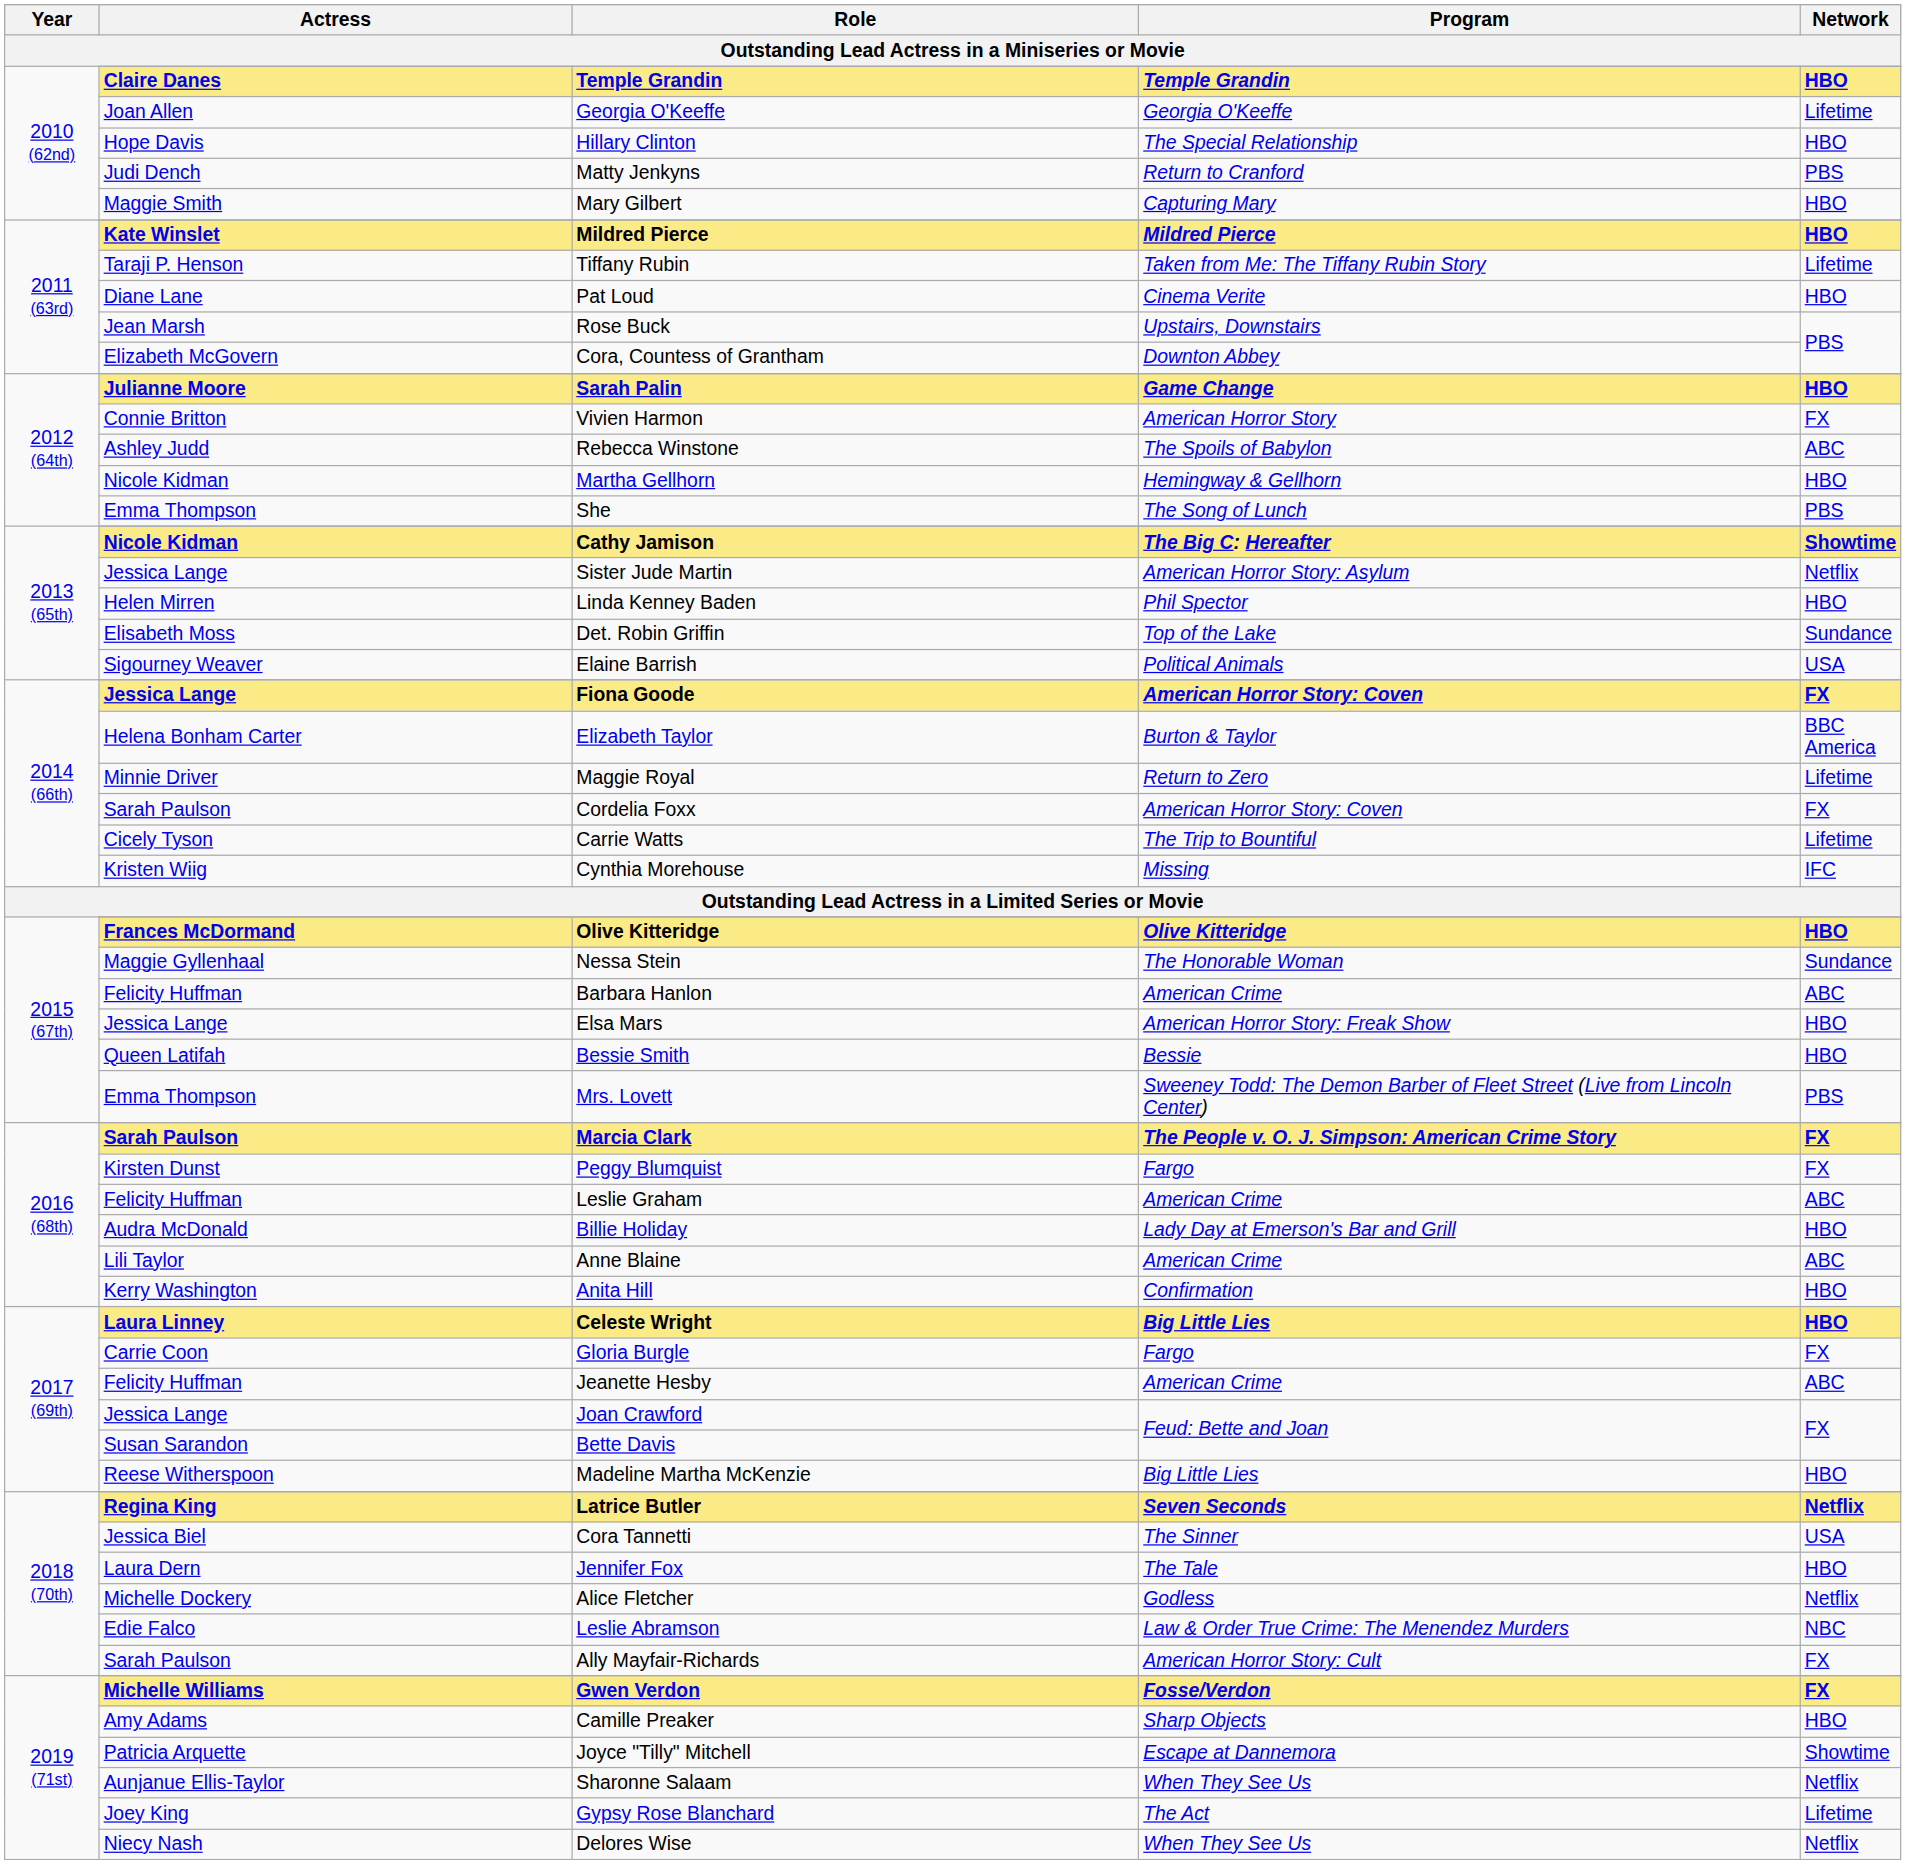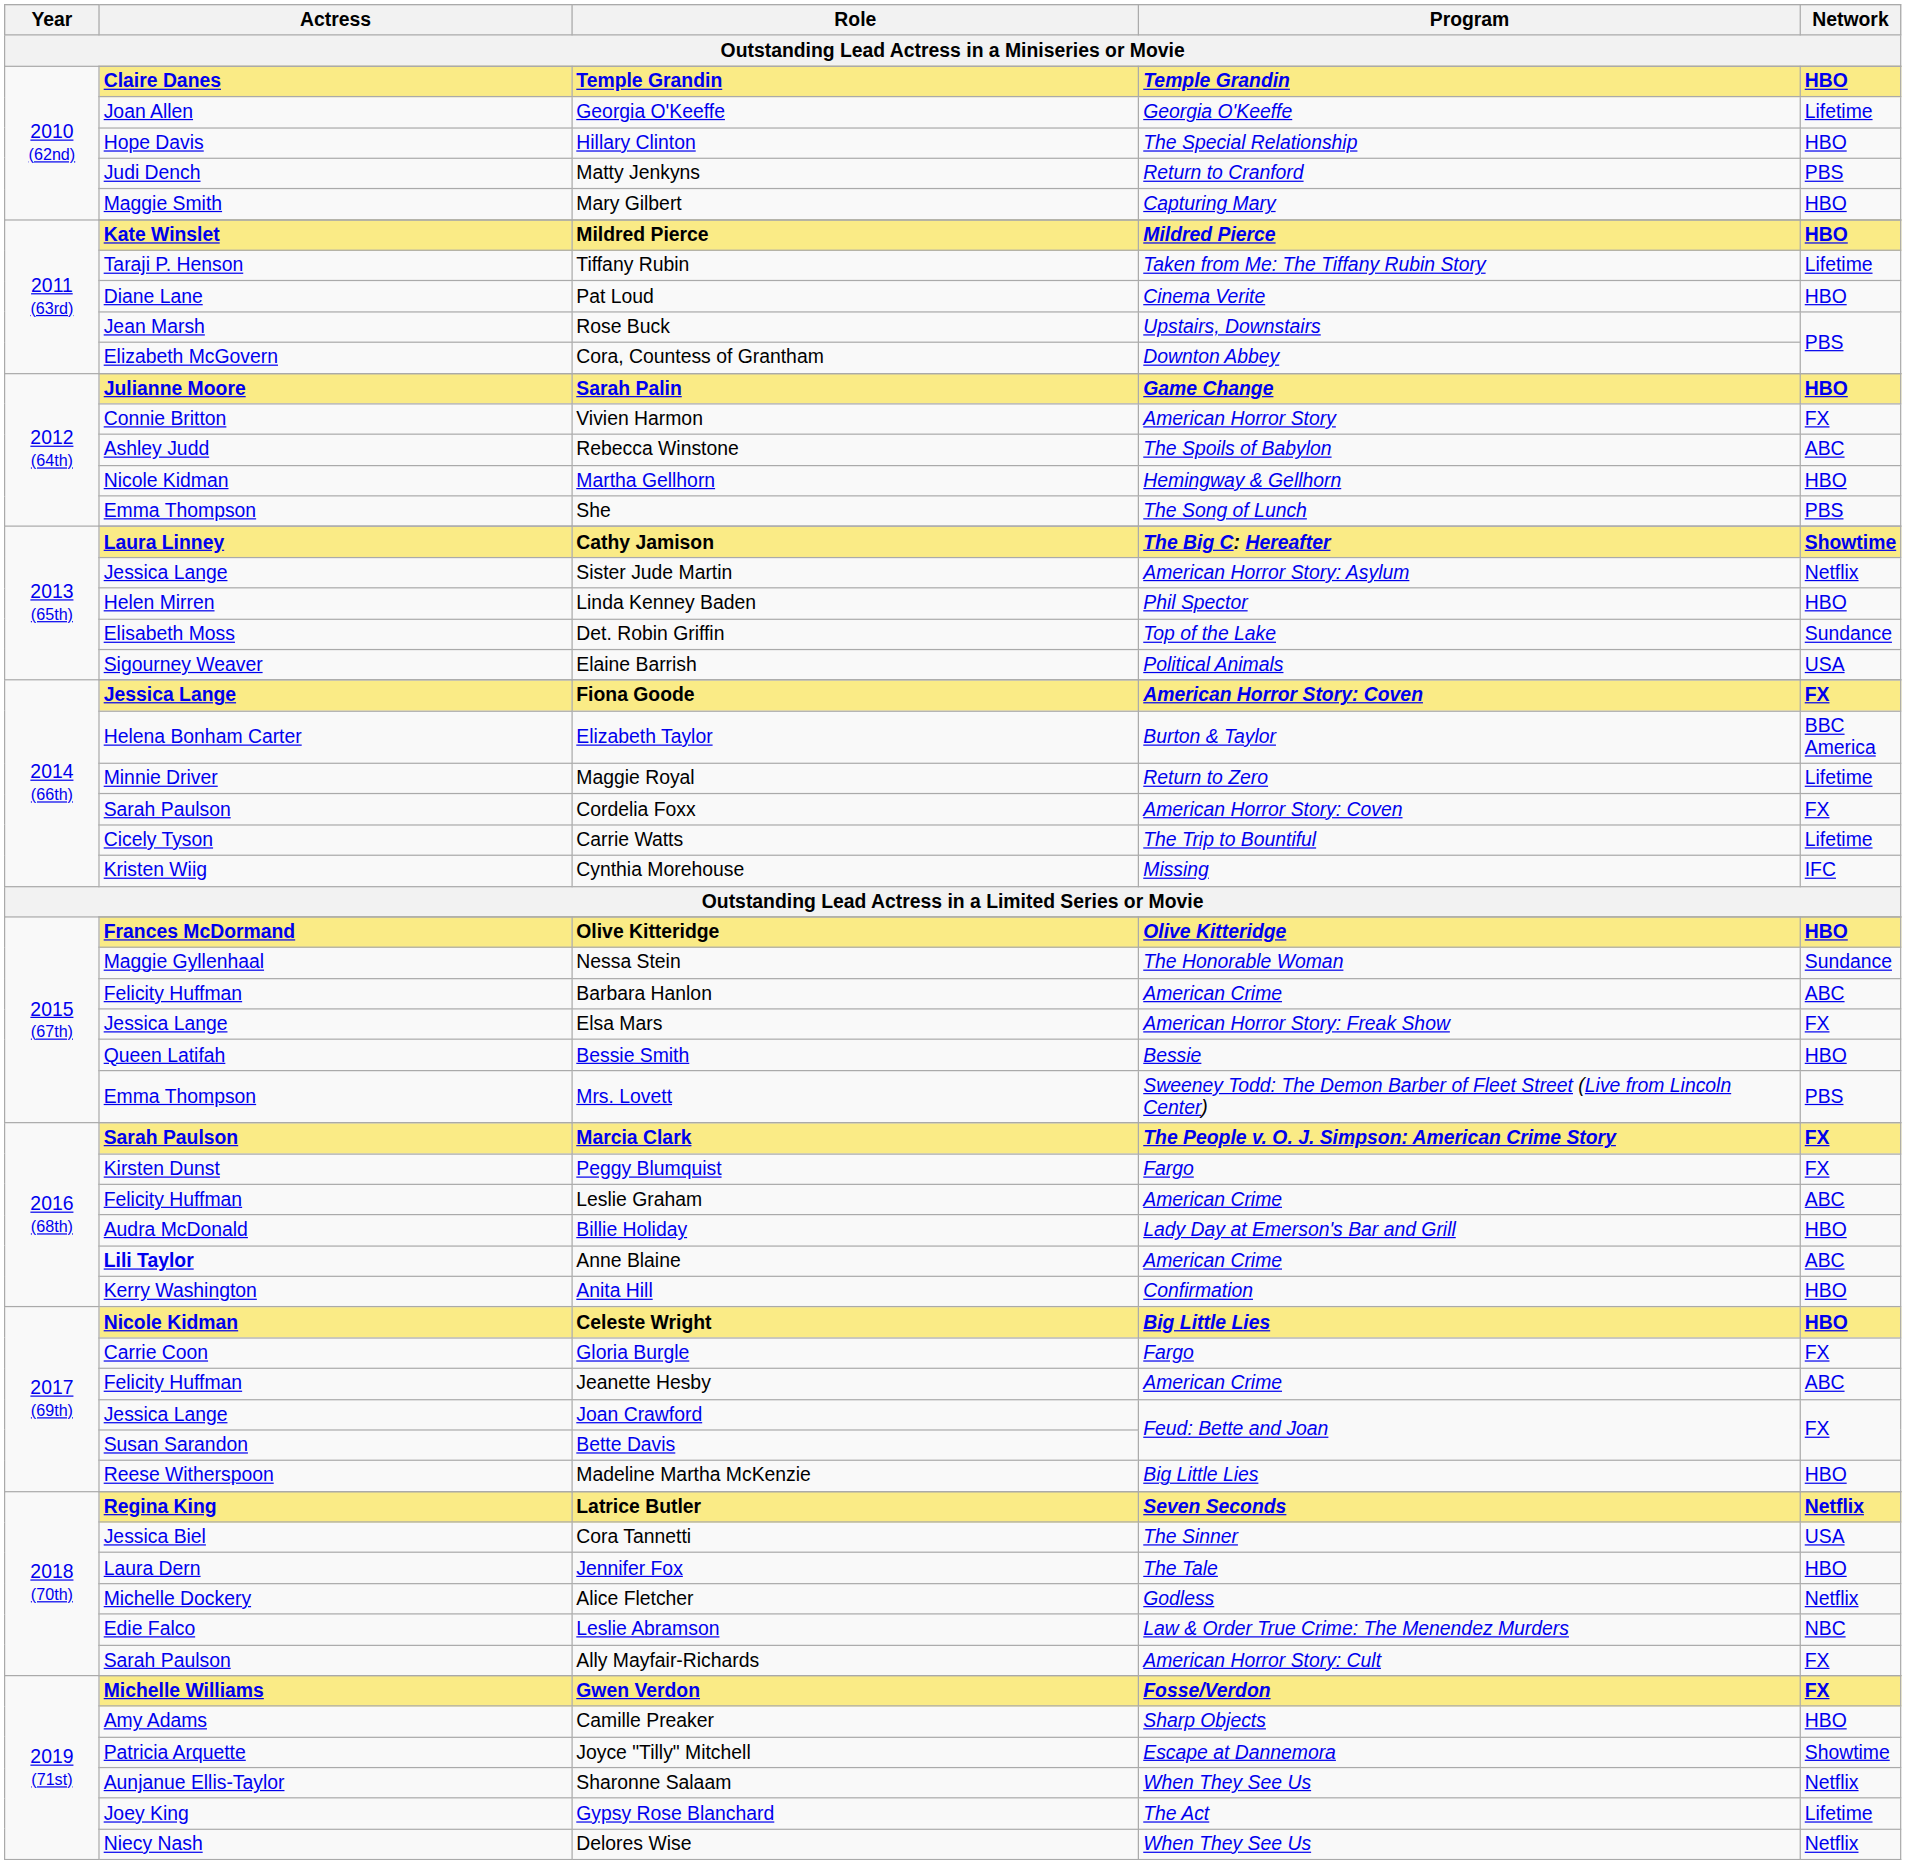(171, 541) Nicole Kidman -> (164, 541) Laura Linney
(1826, 1024) HBO -> (1817, 1024) FX
(144, 1260) normal -> (149, 1260) bold
(164, 1322) Laura Linney -> (171, 1322) Nicole Kidman
